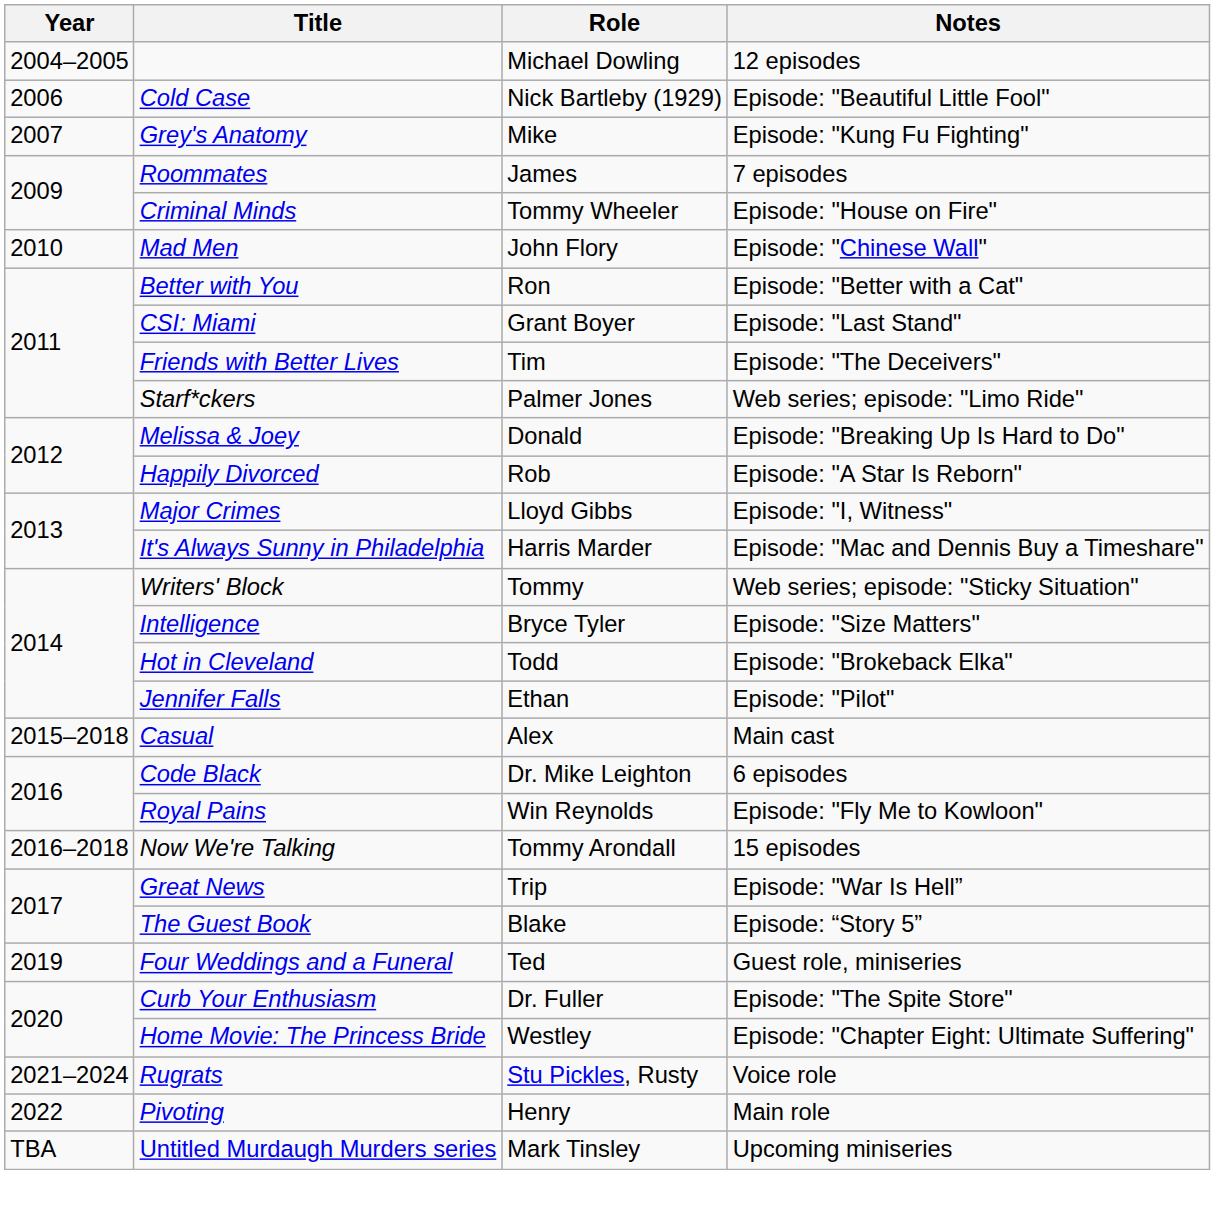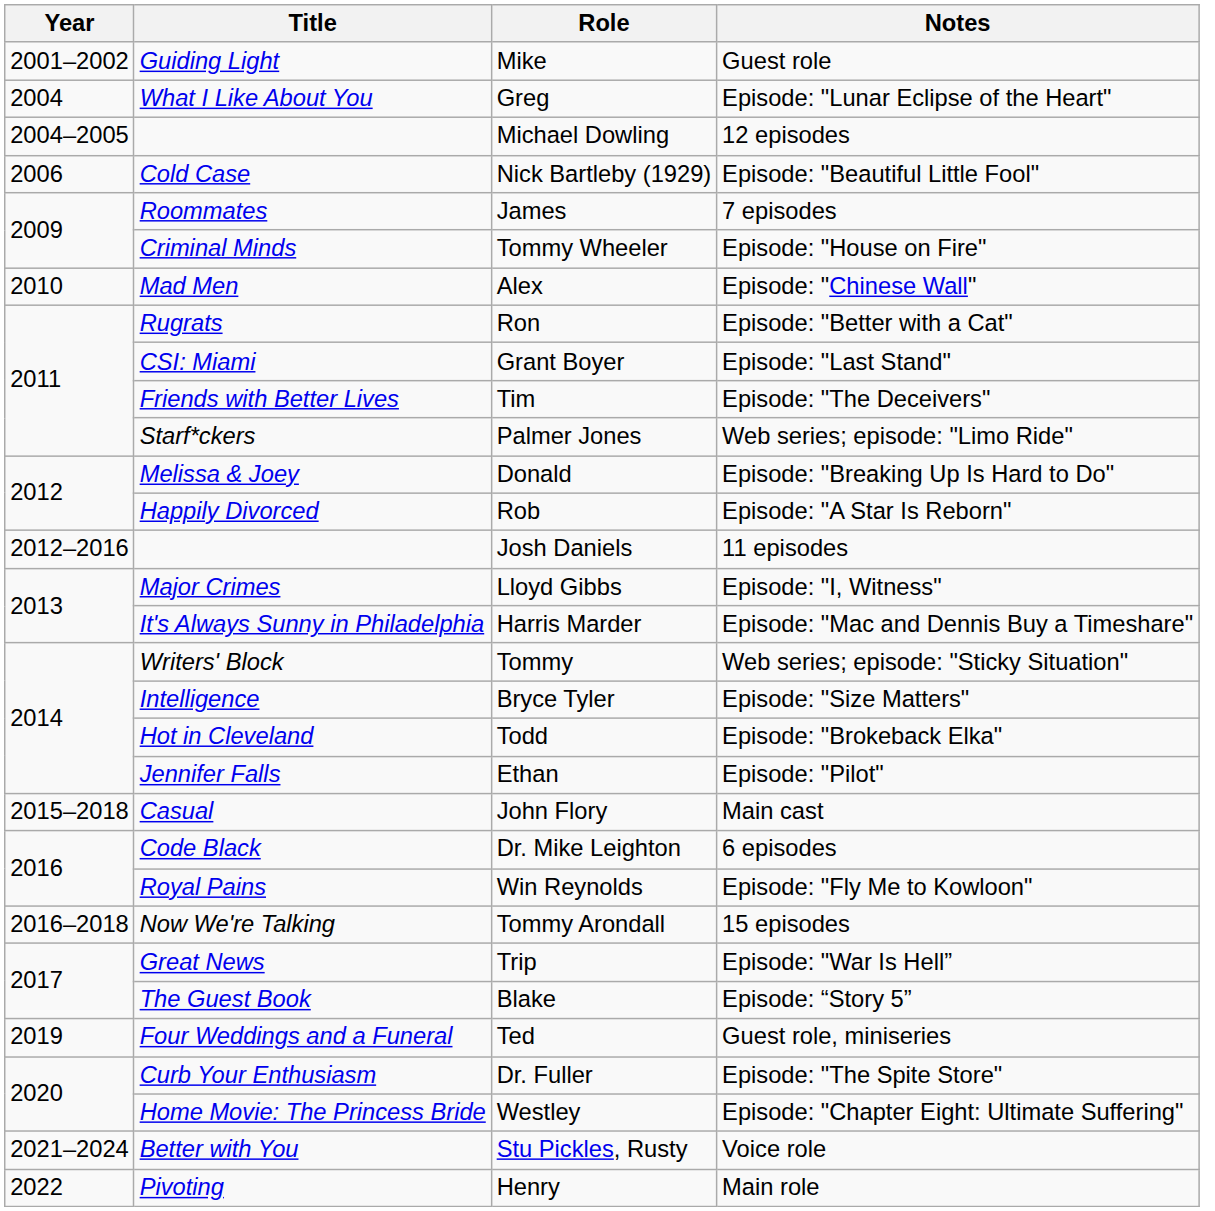+ row: (777, 60)
+ row: (917, 98)
- row: (881, 135)
(563, 248) John Flory -> (520, 286) Alex
(219, 286) Better with You -> (181, 323) Rugrats
+ row: (785, 549)
(530, 736) Alex -> (552, 811) John Flory
(181, 1074) Rugrats -> (219, 1149) Better with You
- row: (843, 1149)
